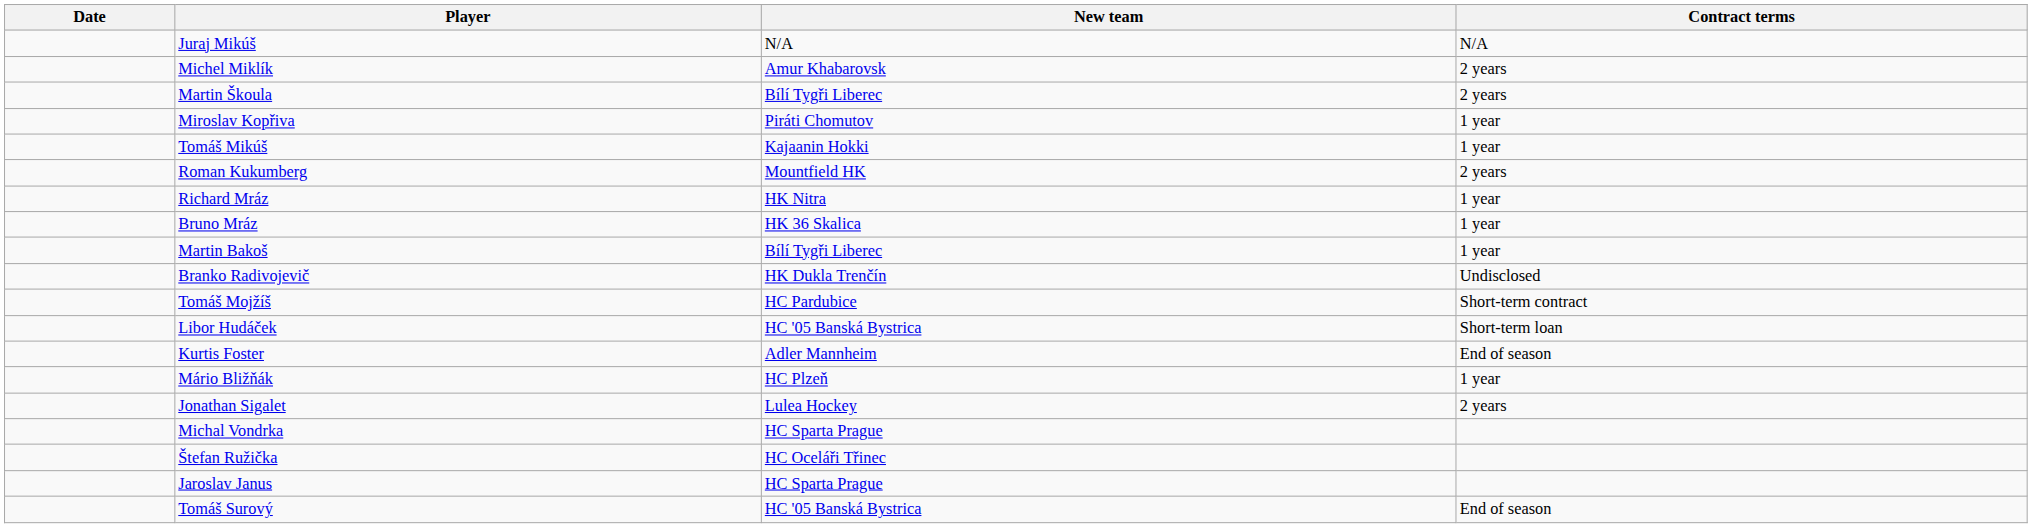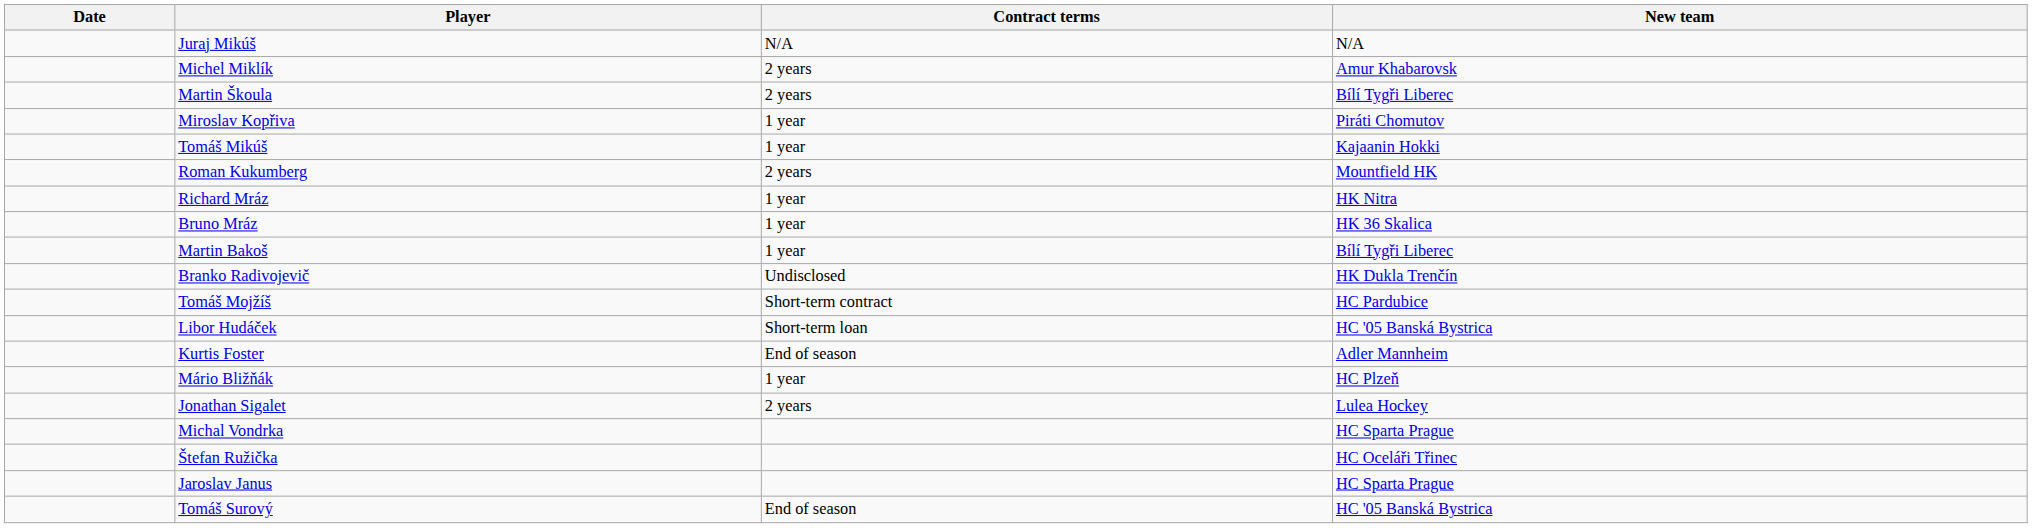columns swapped: (1109, 17) <-> (1742, 17)
